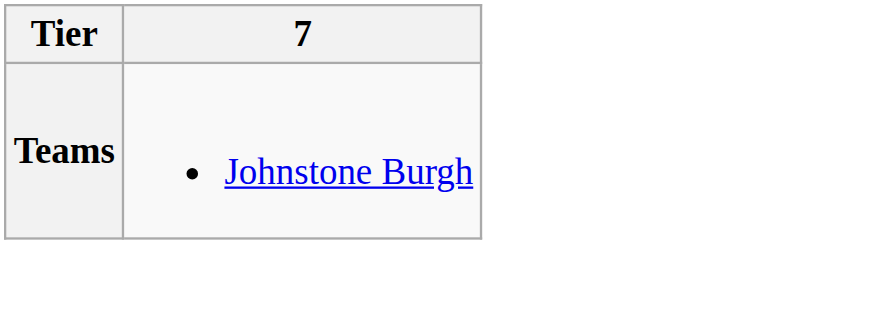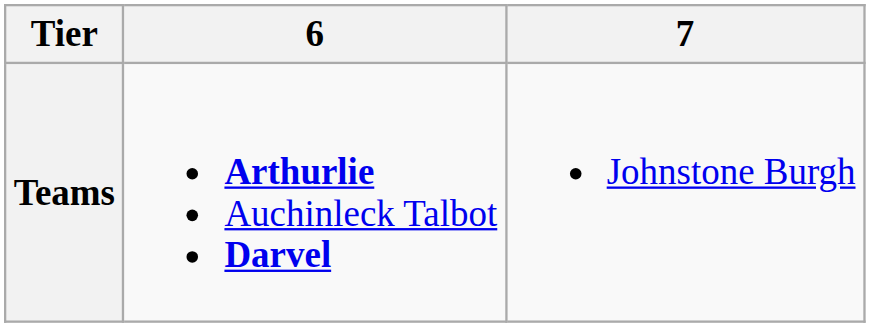+ column: (315, 33)
